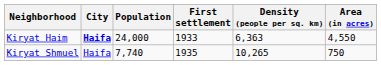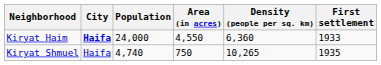columns swapped: (351, 17) <-> (203, 17)
(249, 38) 6,363 -> (240, 38) 6,360
(129, 53) 7,740 -> (129, 53) 4,740
